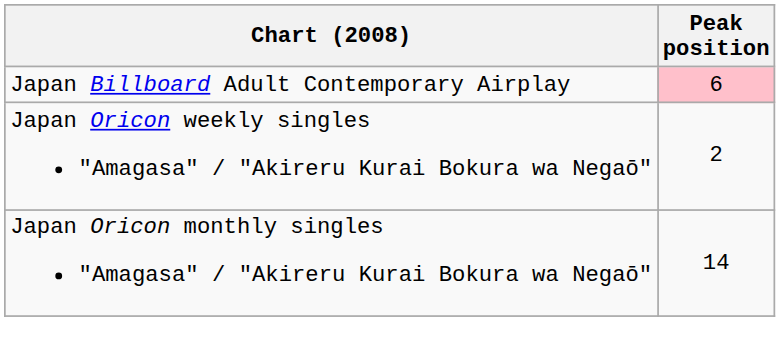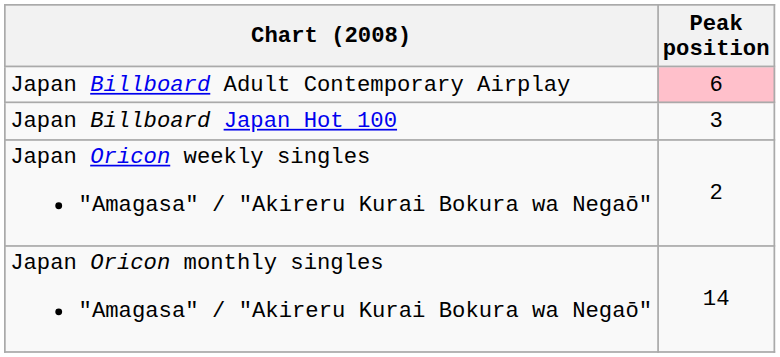+ row: (204, 121)
